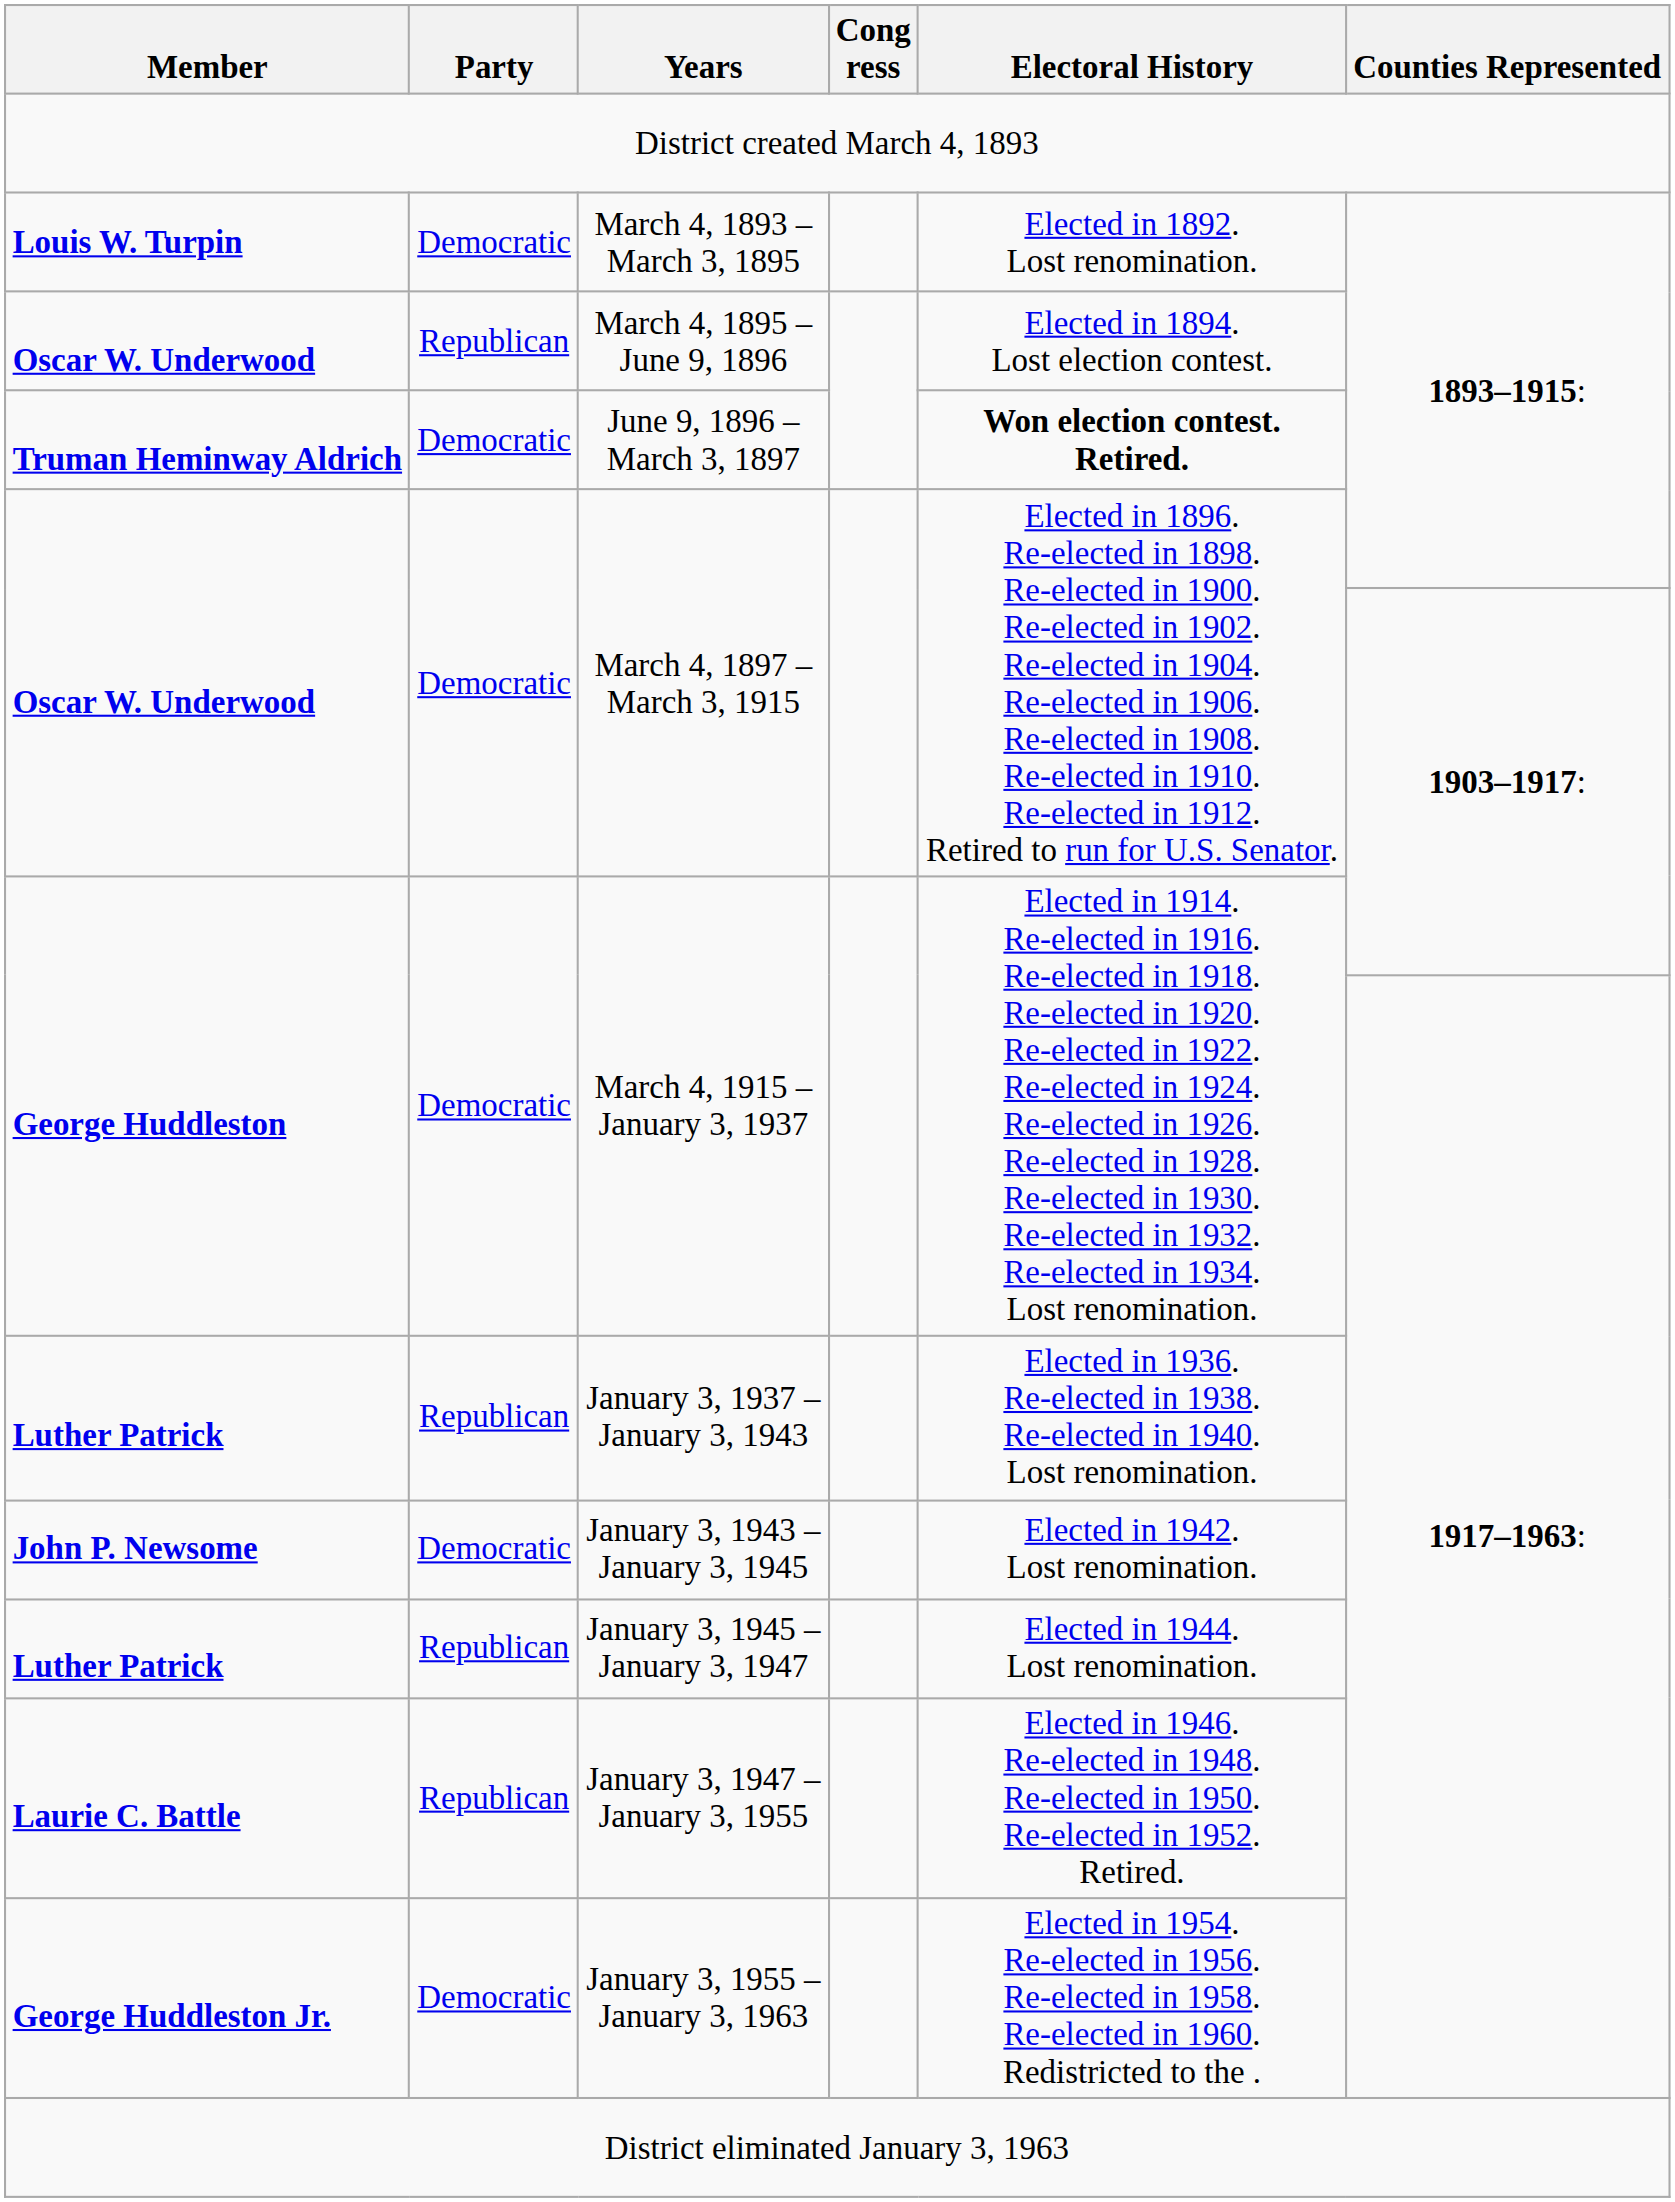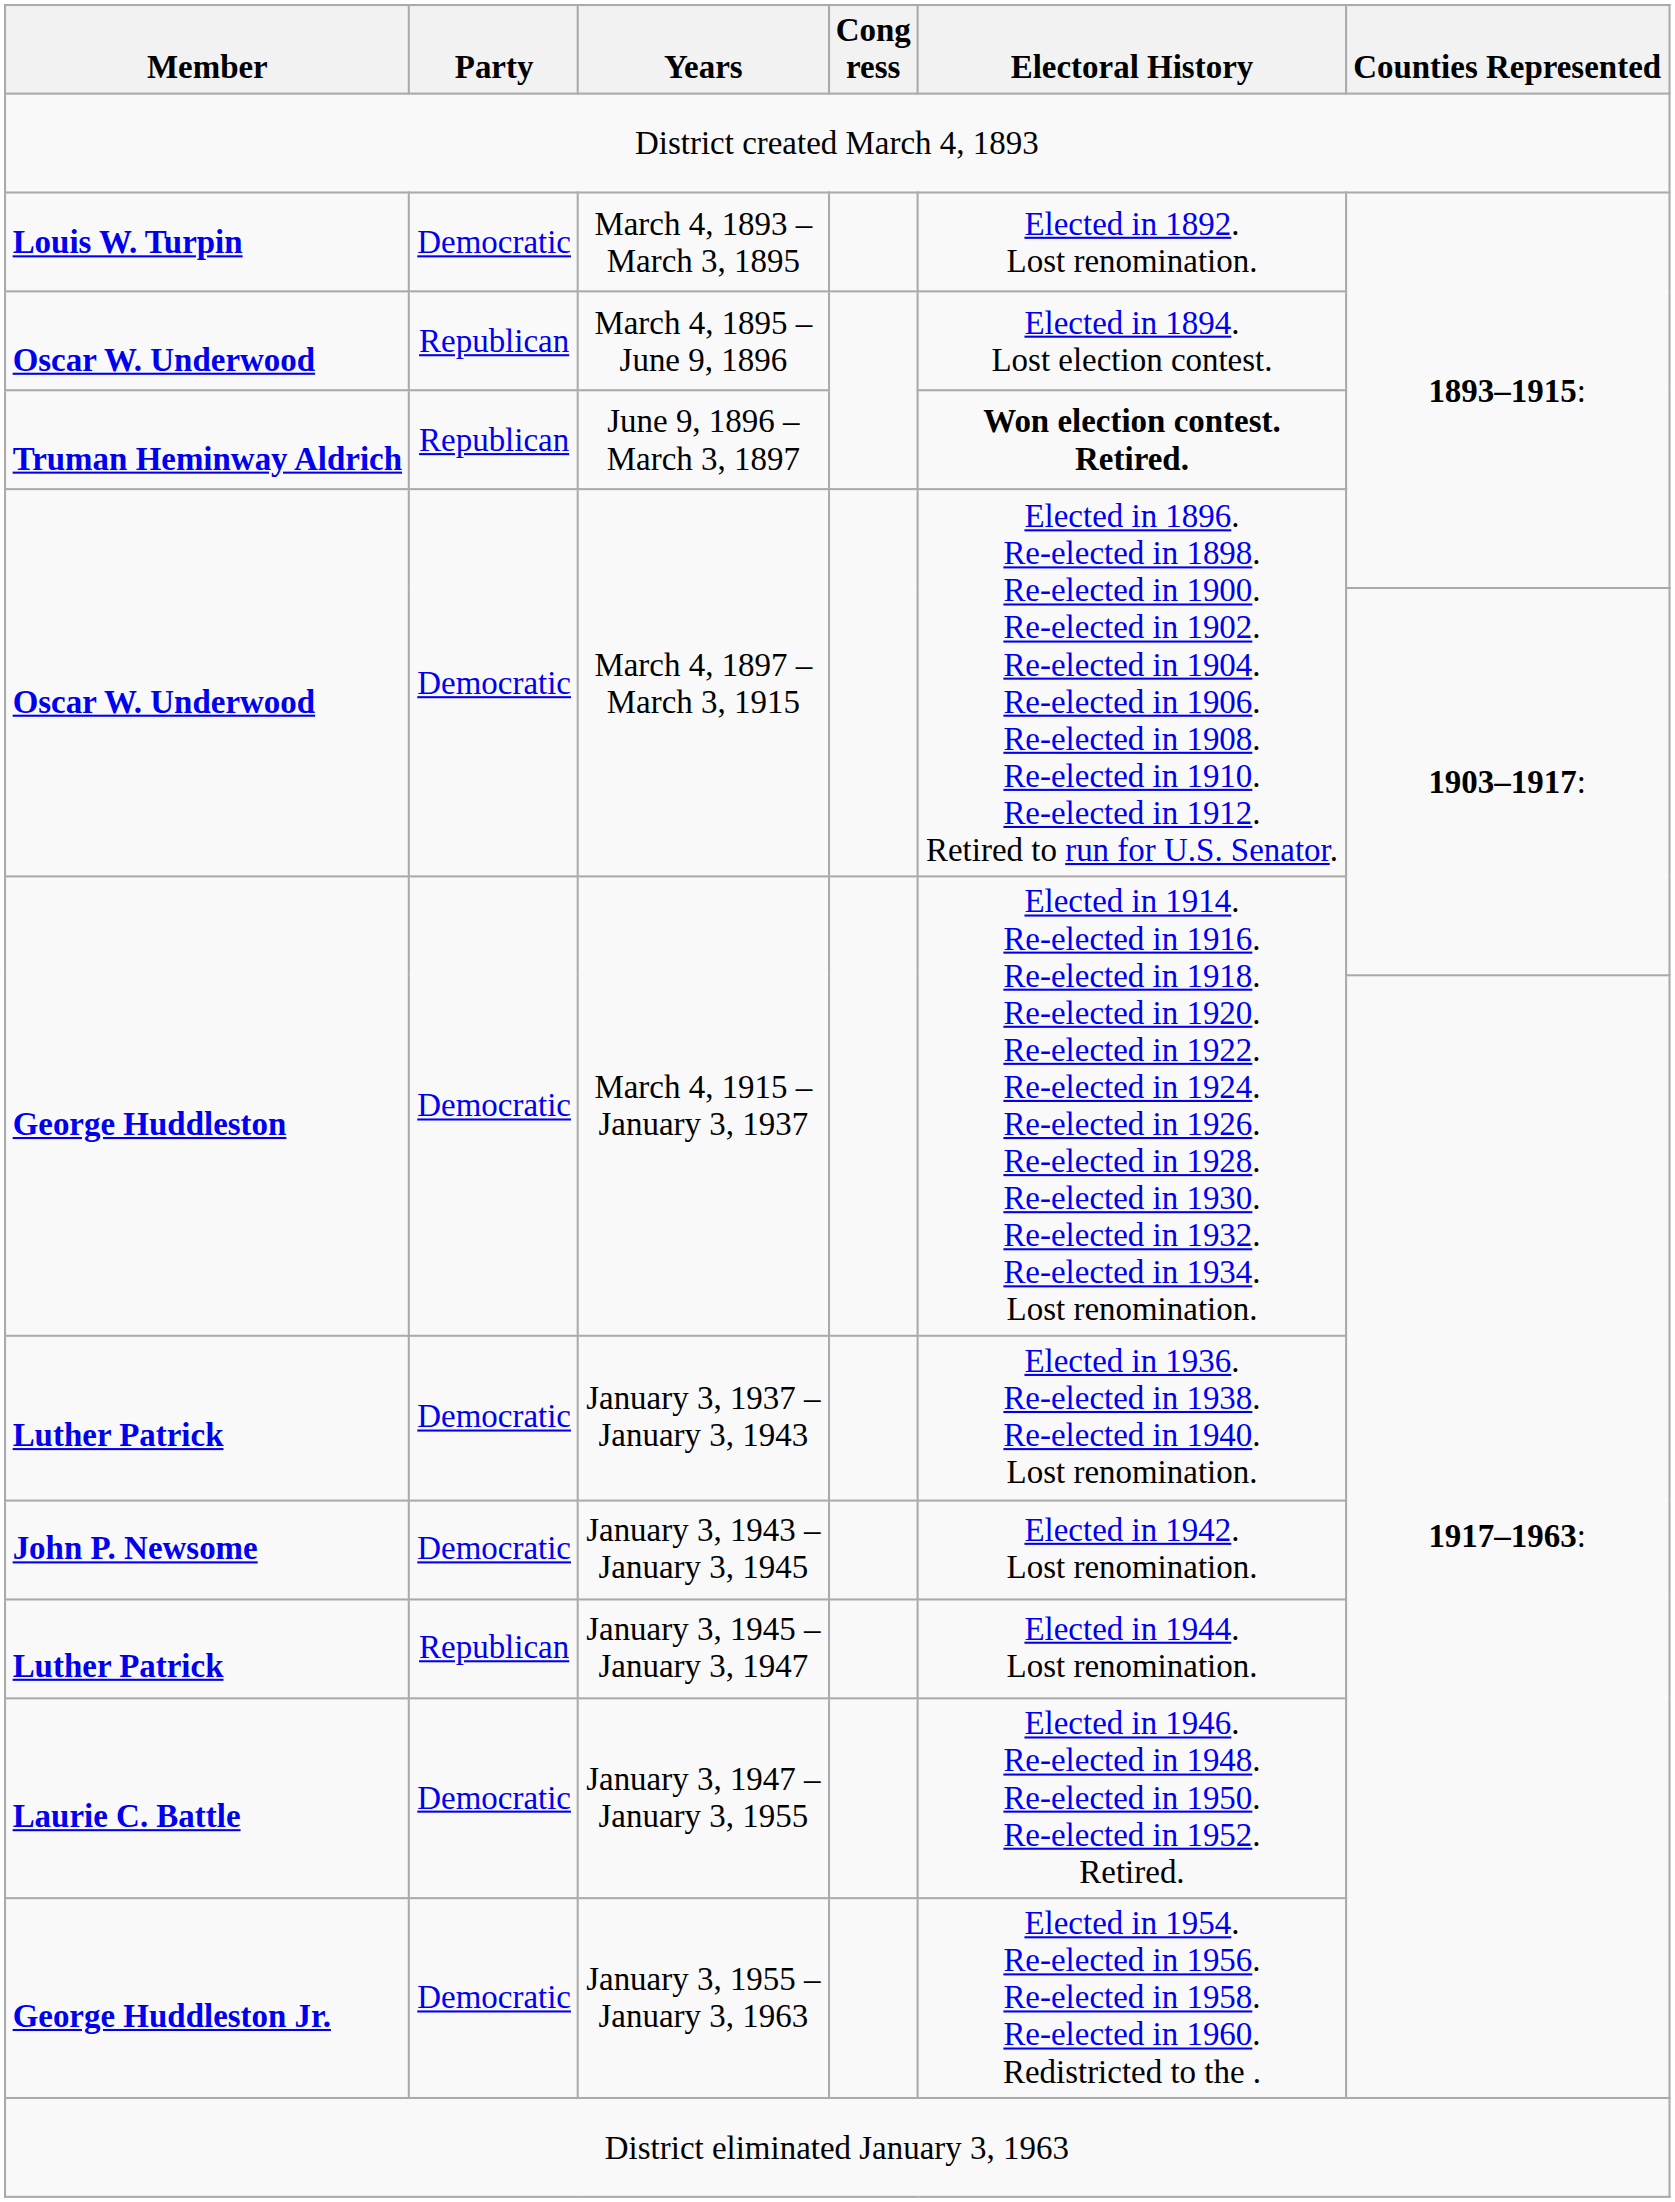(494, 439) Democratic -> (494, 439) Republican
(494, 1417) Republican -> (494, 1417) Democratic
(494, 1797) Republican -> (494, 1797) Democratic
